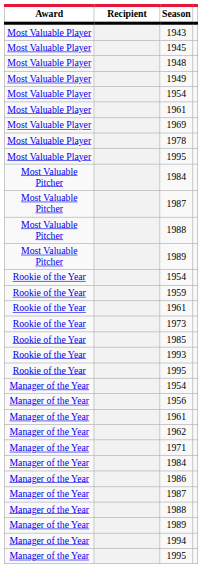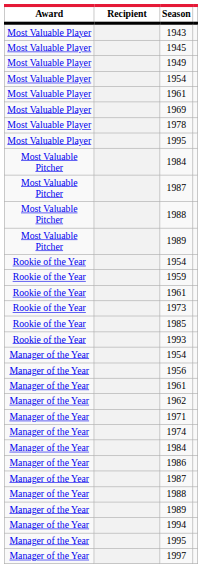- row: (49, 63)
- row: (49, 370)
+ row: (49, 432)
+ row: (49, 556)
